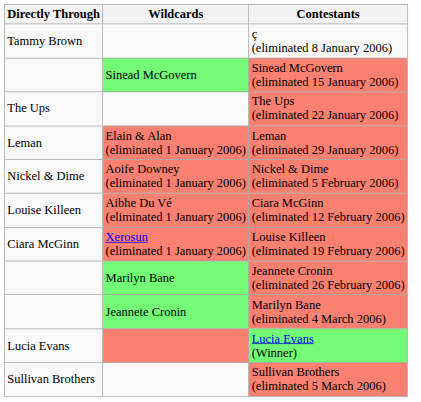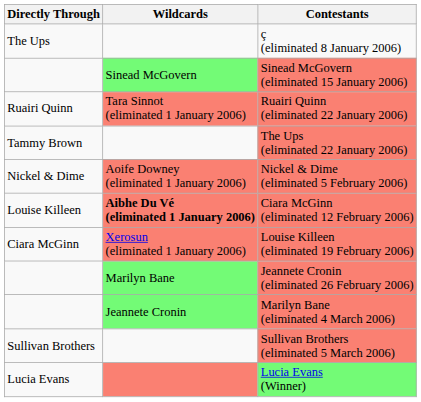(45, 41) Tammy Brown -> (29, 41) The Ups
+ row: (334, 108)
(29, 108) The Ups -> (45, 142) Tammy Brown
- row: (325, 142)
(176, 210) normal -> (180, 210) bold
rows swapped: (319, 379) <-> (283, 345)
